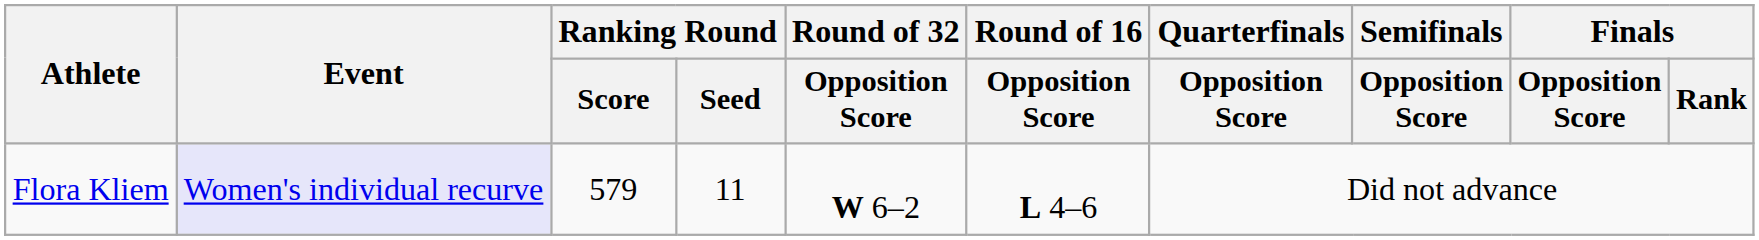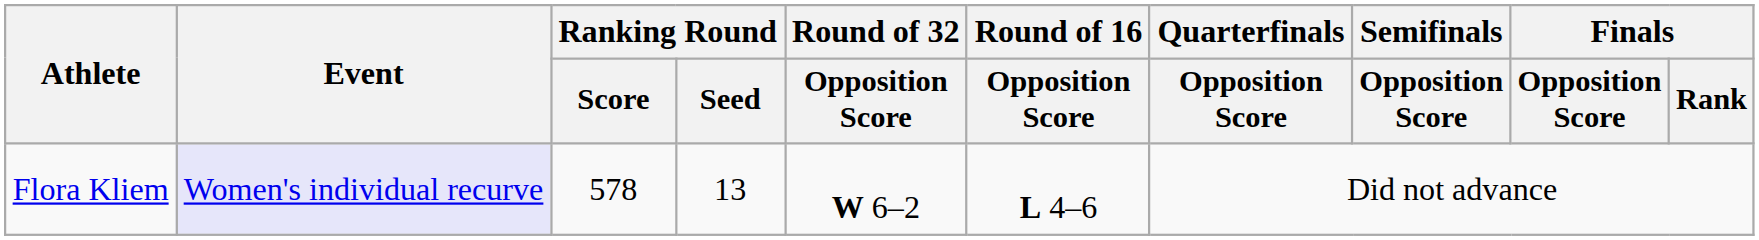(613, 189) 579 -> (613, 189) 578
(730, 189) 11 -> (730, 189) 13
